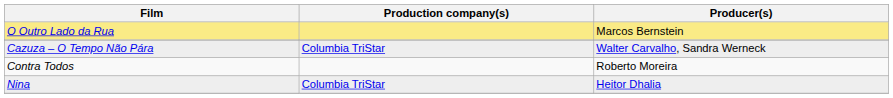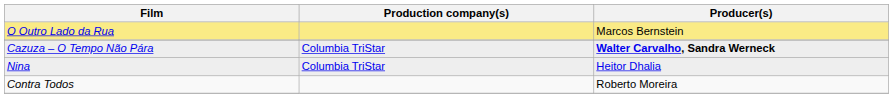(681, 48) normal -> (686, 48) bold
rows swapped: (40, 66) <-> (18, 84)
